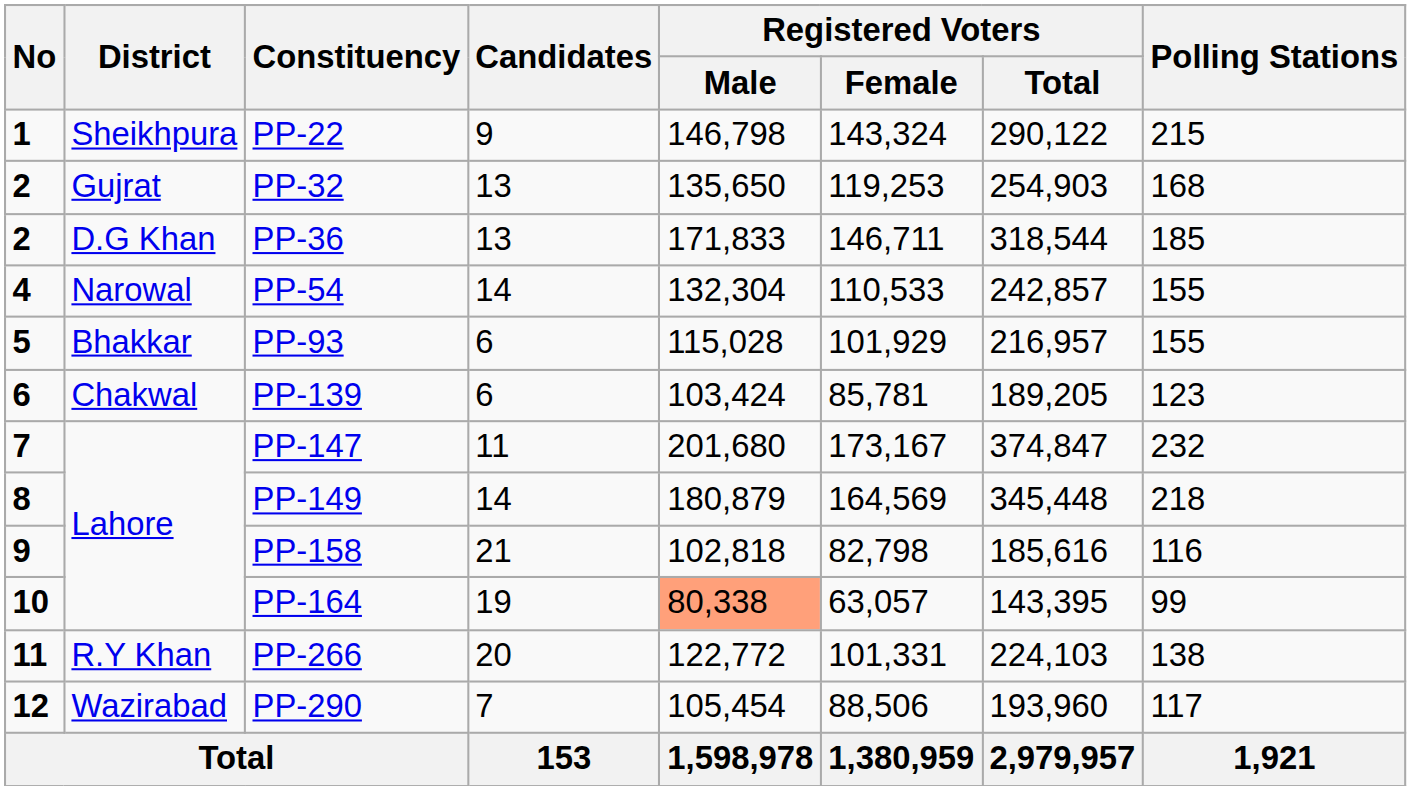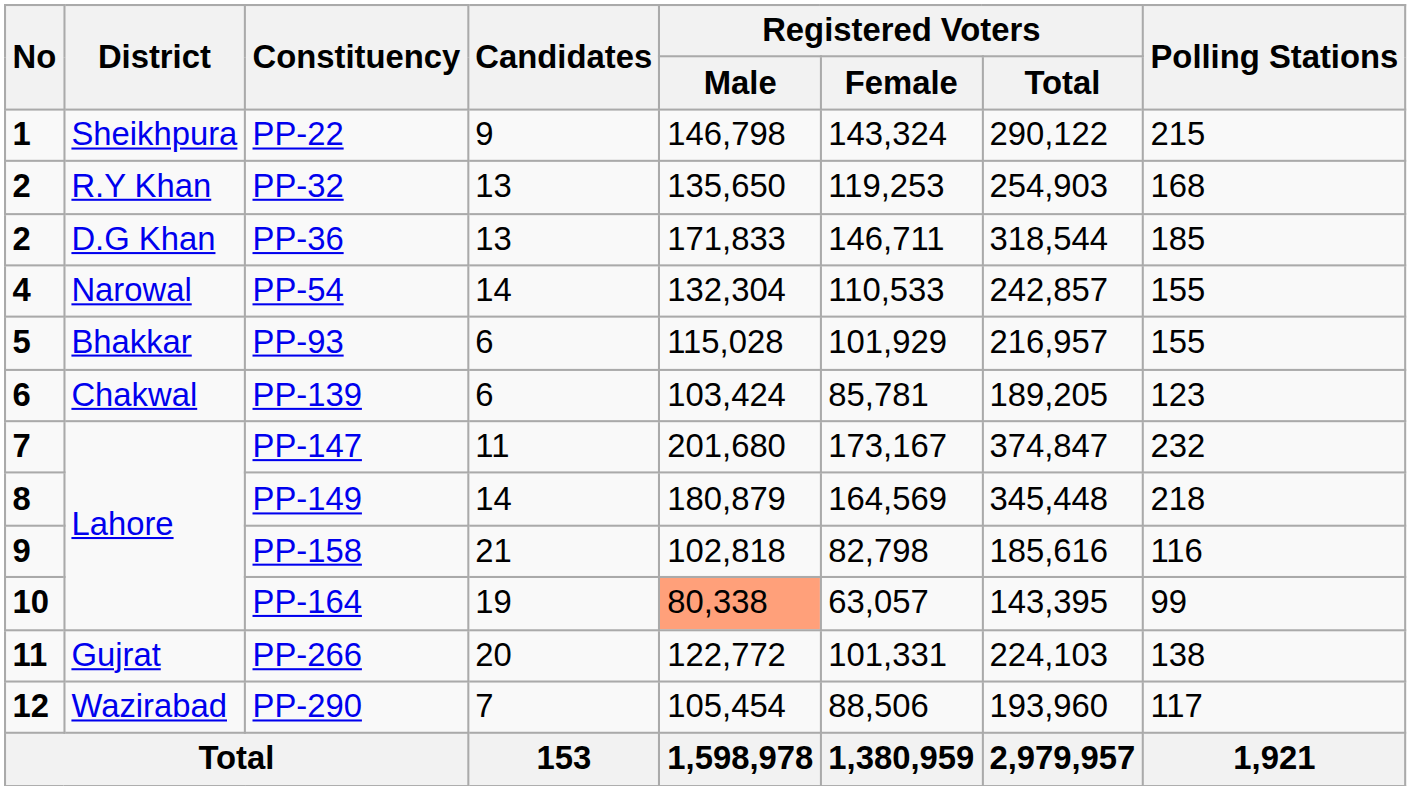(116, 186) Gujrat -> (141, 186) R.Y Khan
(141, 654) R.Y Khan -> (116, 654) Gujrat
